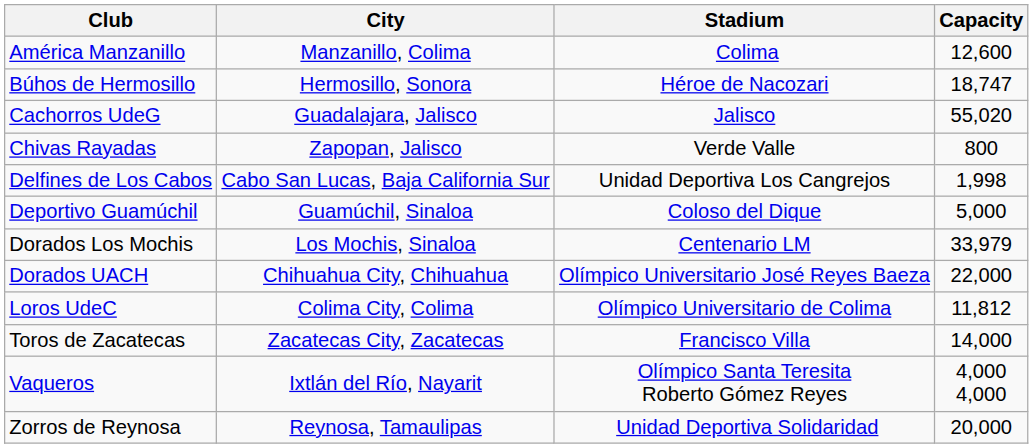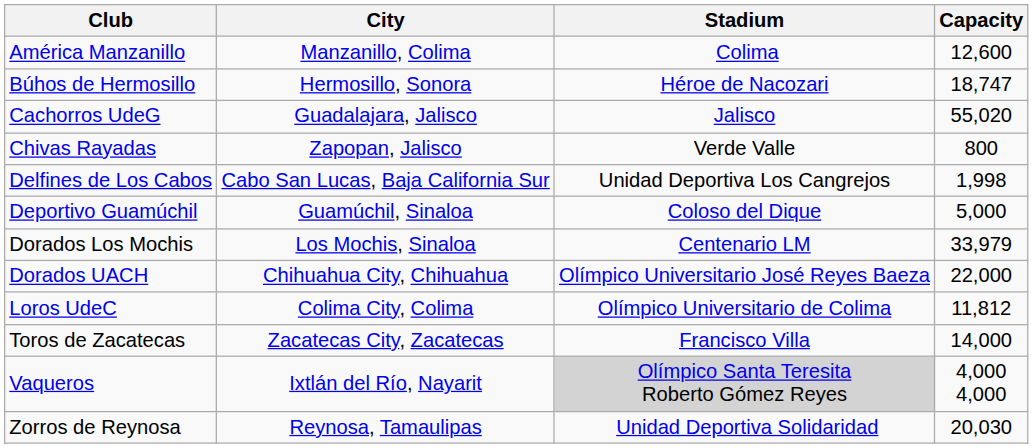(745, 383) no background -> (745, 383) lightgrey background
(981, 426) 20,000 -> (981, 426) 20,030
